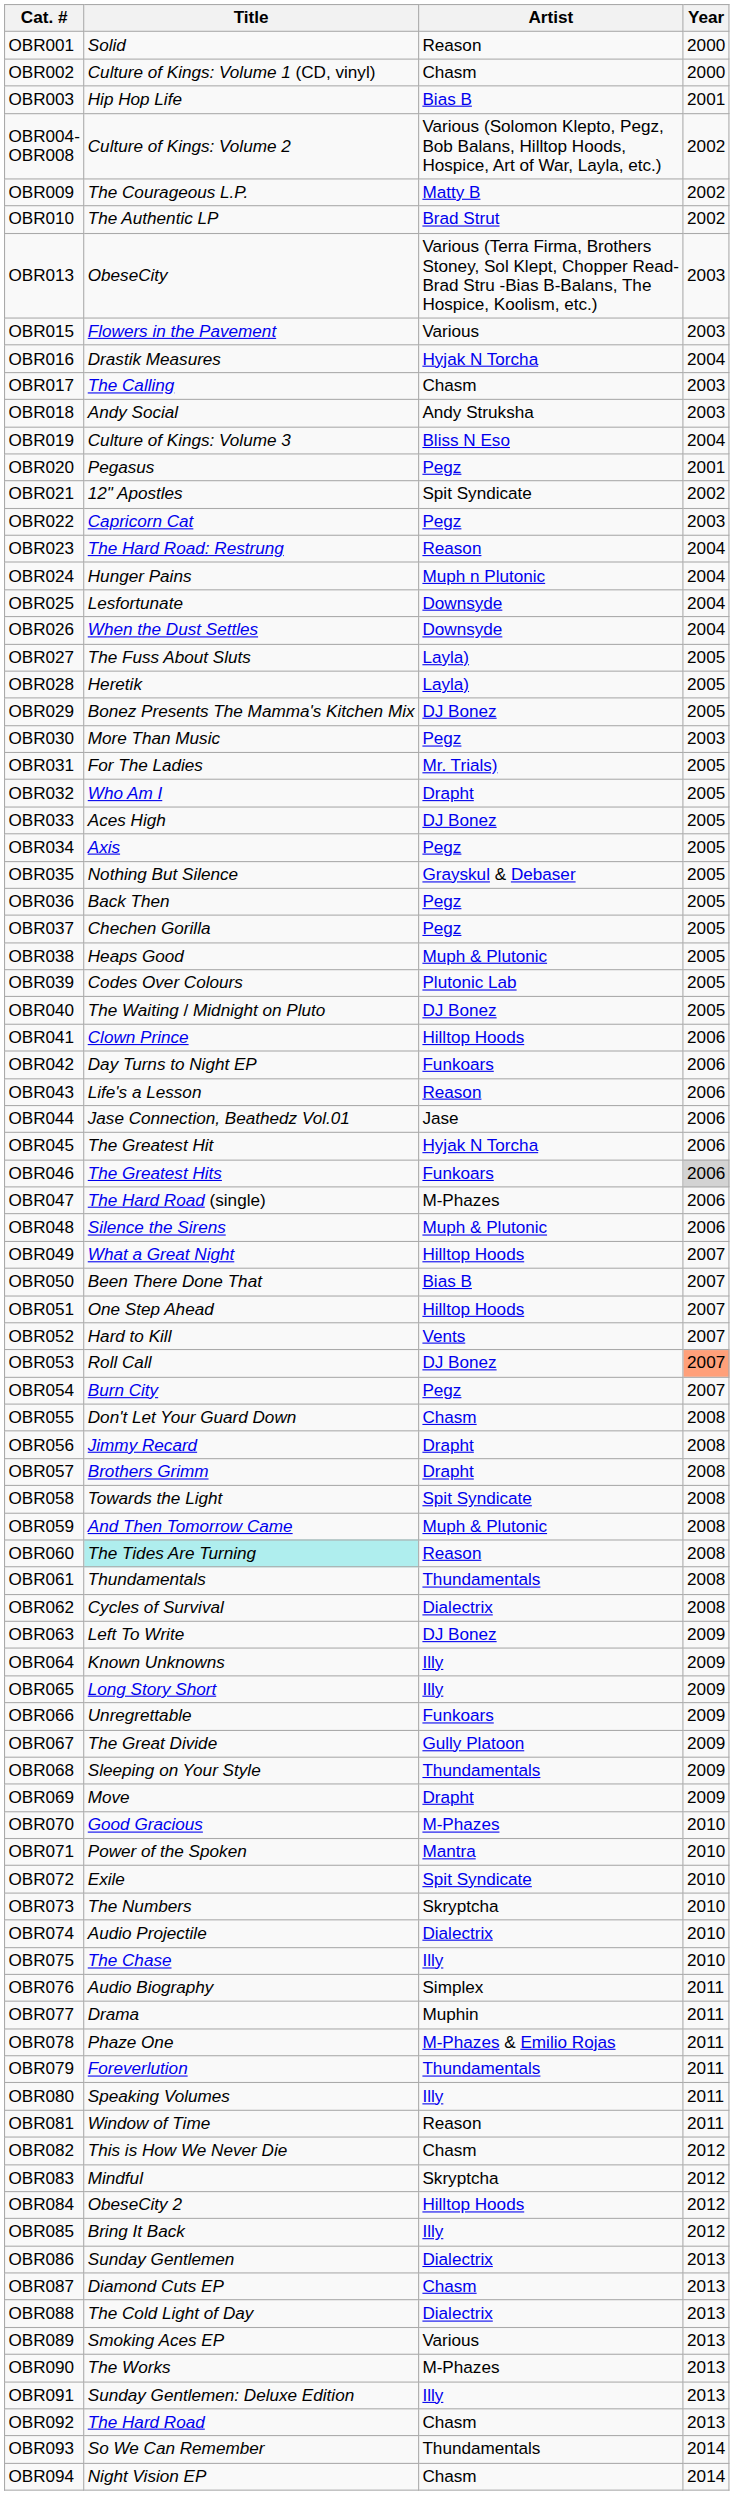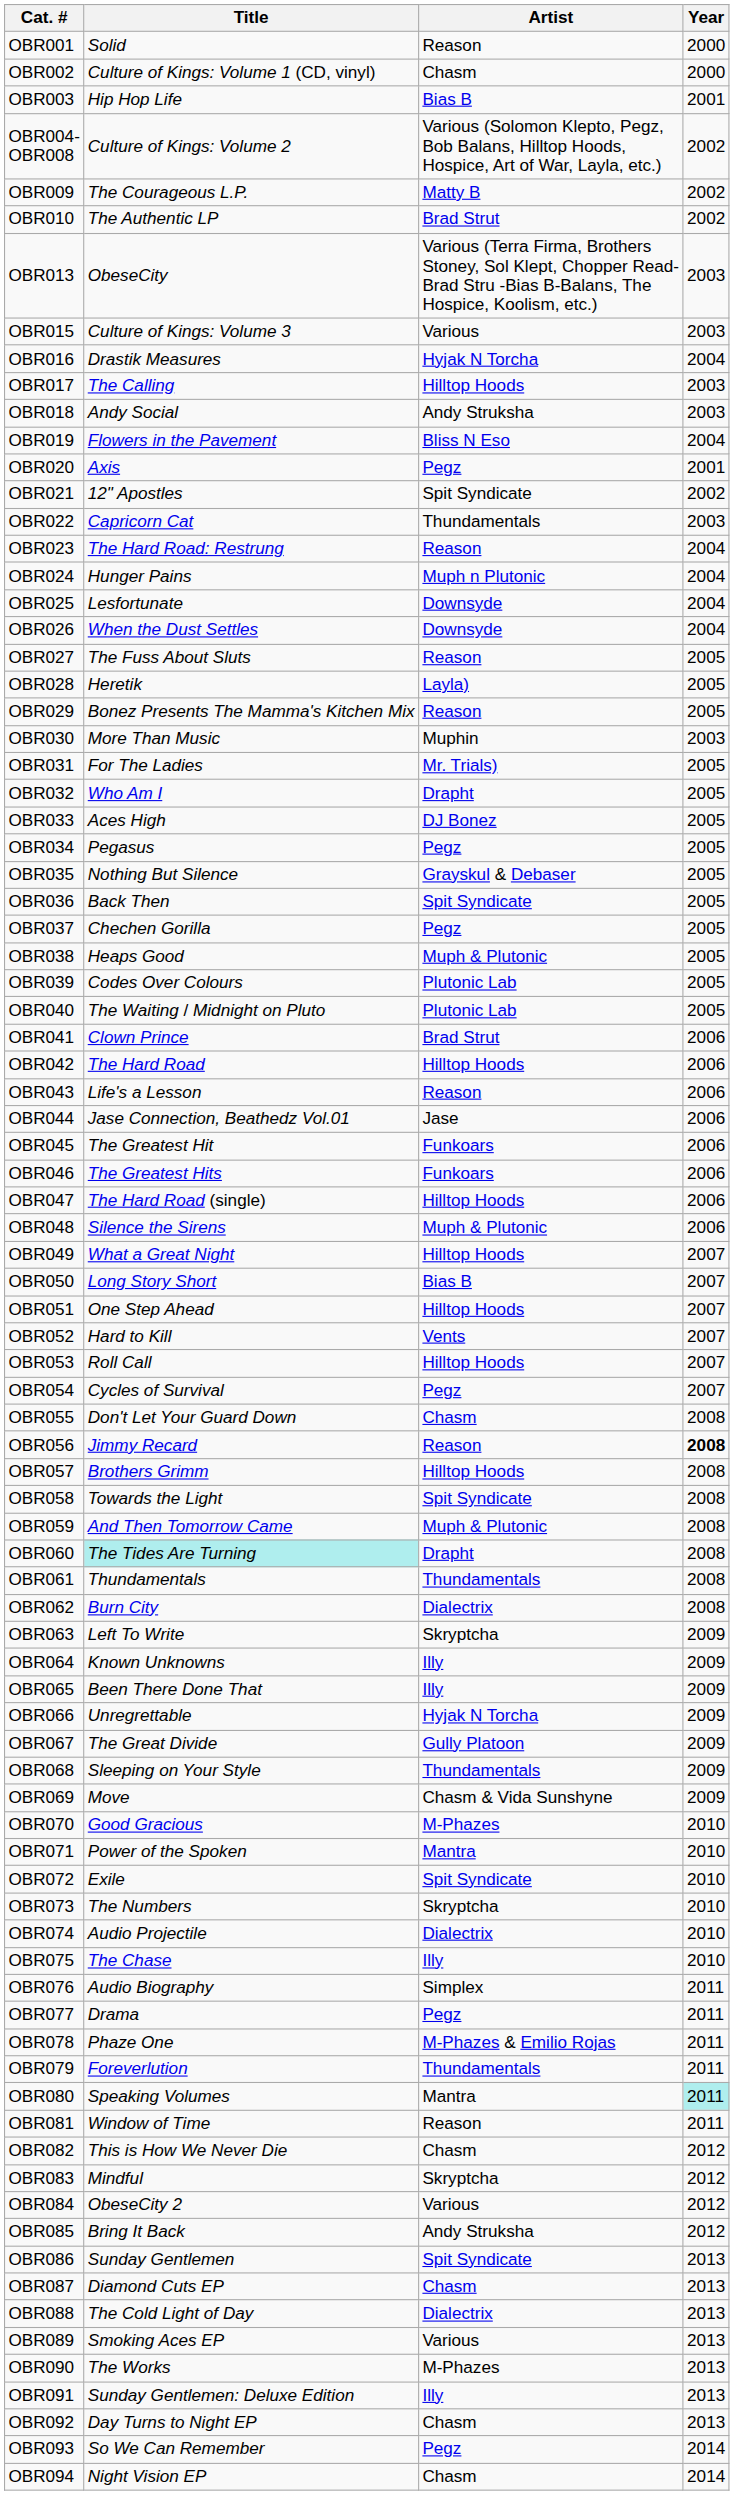(182, 331) Flowers in the Pavement -> (189, 331) Culture of Kings: Volume 3
(450, 385) Chasm -> (473, 385) Hilltop Hoods
(189, 440) Culture of Kings: Volume 3 -> (182, 440) Flowers in the Pavement
(121, 467) Pegasus -> (104, 467) Axis
(442, 521) Pegz -> (481, 521) Thundamentals
(446, 657) Layla) -> (452, 657) Reason
(460, 711) DJ Bonez -> (452, 711) Reason
(442, 738) Pegz -> (450, 738) Muphin
(104, 847) Axis -> (121, 847) Pegasus
(442, 901) Pegz -> (477, 901) Spit Syndicate
(460, 1010) DJ Bonez -> (470, 1010) Plutonic Lab
(473, 1037) Hilltop Hoods -> (461, 1037) Brad Strut
(172, 1064) Day Turns to Night EP -> (146, 1064) The Hard Road
(458, 1064) Funkoars -> (473, 1064) Hilltop Hoods
(480, 1146) Hyjak N Torcha -> (458, 1146) Funkoars
(706, 1173) lightgrey background -> (706, 1173) no background
(461, 1200) M-Phazes -> (473, 1200) Hilltop Hoods
(175, 1281) Been There Done That -> (152, 1281) Long Story Short
(460, 1363) DJ Bonez -> (473, 1363) Hilltop Hoods
(706, 1363) lightsalmon background -> (706, 1363) no background
(123, 1390) Burn City -> (156, 1390) Cycles of Survival
(448, 1444) Drapht -> (452, 1444) Reason
(706, 1444) normal -> (706, 1444) bold
(448, 1471) Drapht -> (473, 1471) Hilltop Hoods
(452, 1553) Reason -> (448, 1553) Drapht
(156, 1607) Cycles of Survival -> (123, 1607) Burn City
(460, 1634) DJ Bonez -> (460, 1634) Skryptcha
(152, 1689) Long Story Short -> (175, 1689) Been There Done That
(458, 1716) Funkoars -> (480, 1716) Hyjak N Torcha
(448, 1797) Drapht -> (517, 1797) Chasm & Vida Sunshyne
(450, 2014) Muphin -> (442, 2014) Pegz
(433, 2096) Illy -> (449, 2096) Mantra
(706, 2096) no background -> (706, 2096) paleturquoise background
(473, 2205) Hilltop Hoods -> (451, 2205) Various
(433, 2232) Illy -> (478, 2232) Andy Struksha
(458, 2259) Dialectrix -> (477, 2259) Spit Syndicate
(146, 2422) The Hard Road -> (172, 2422) Day Turns to Night EP
(481, 2449) Thundamentals -> (442, 2449) Pegz
